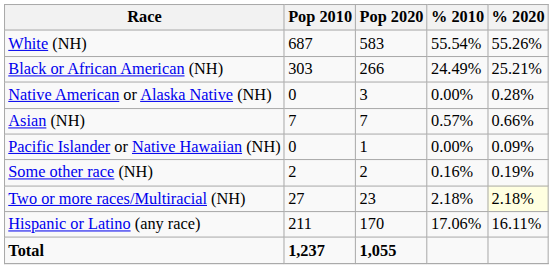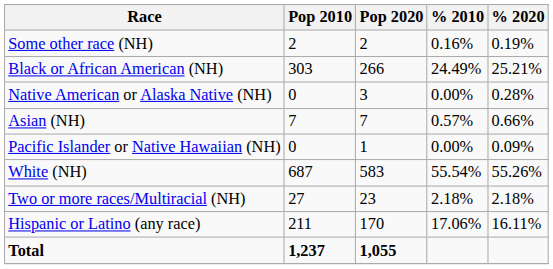rows swapped: (47, 43) <-> (81, 172)
(513, 198) lightyellow background -> (513, 198) no background
